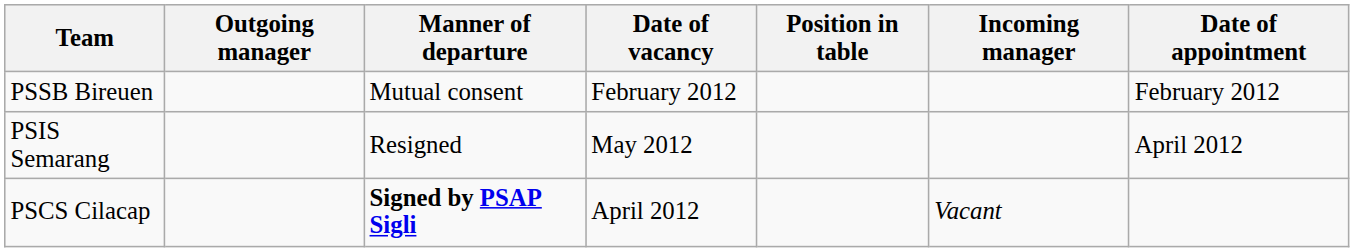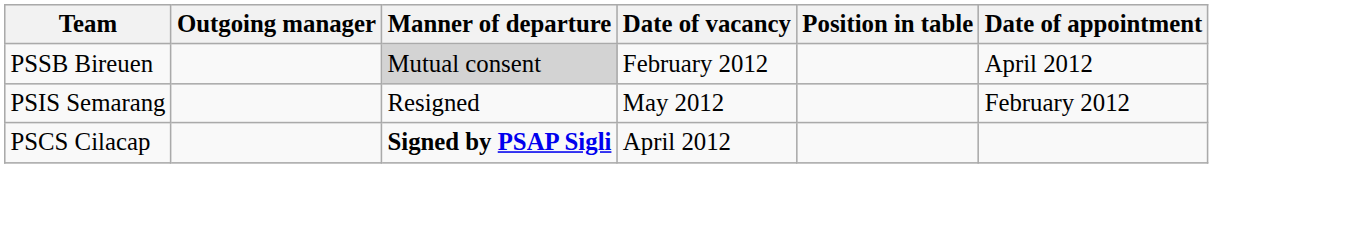- column: (1029, 38)
(446, 91) no background -> (464, 63) lightgrey background
(1207, 91) February 2012 -> (1039, 63) April 2012
(1189, 144) April 2012 -> (1057, 102) February 2012
